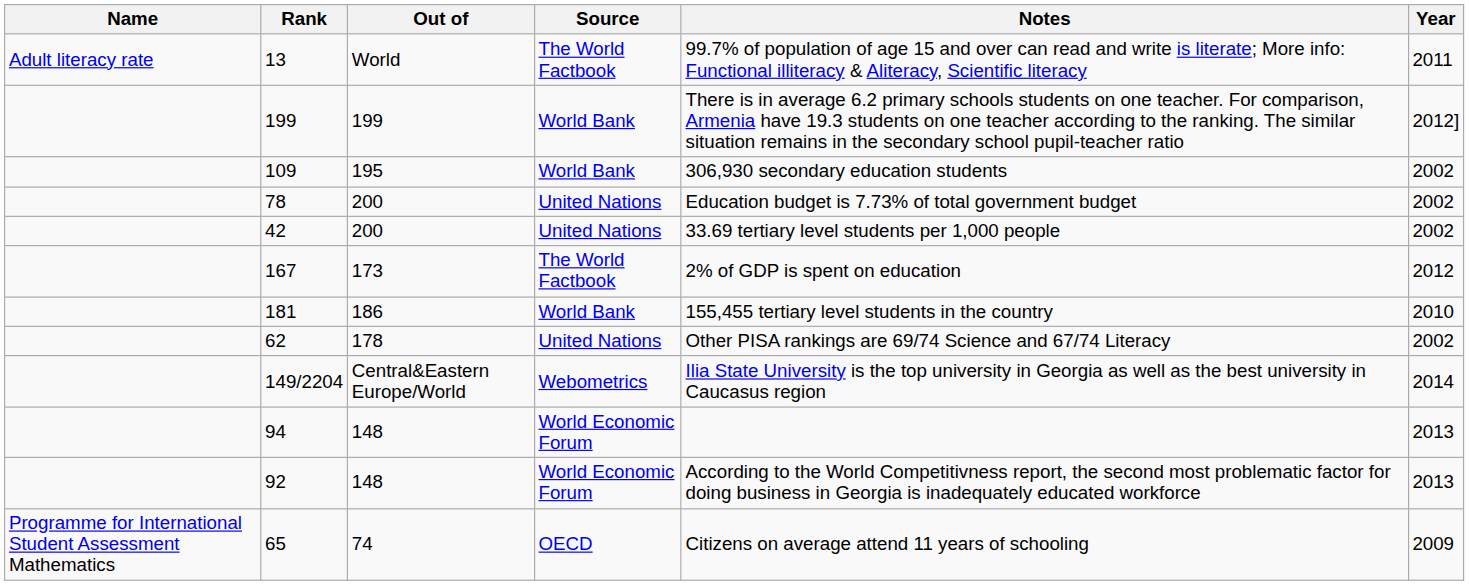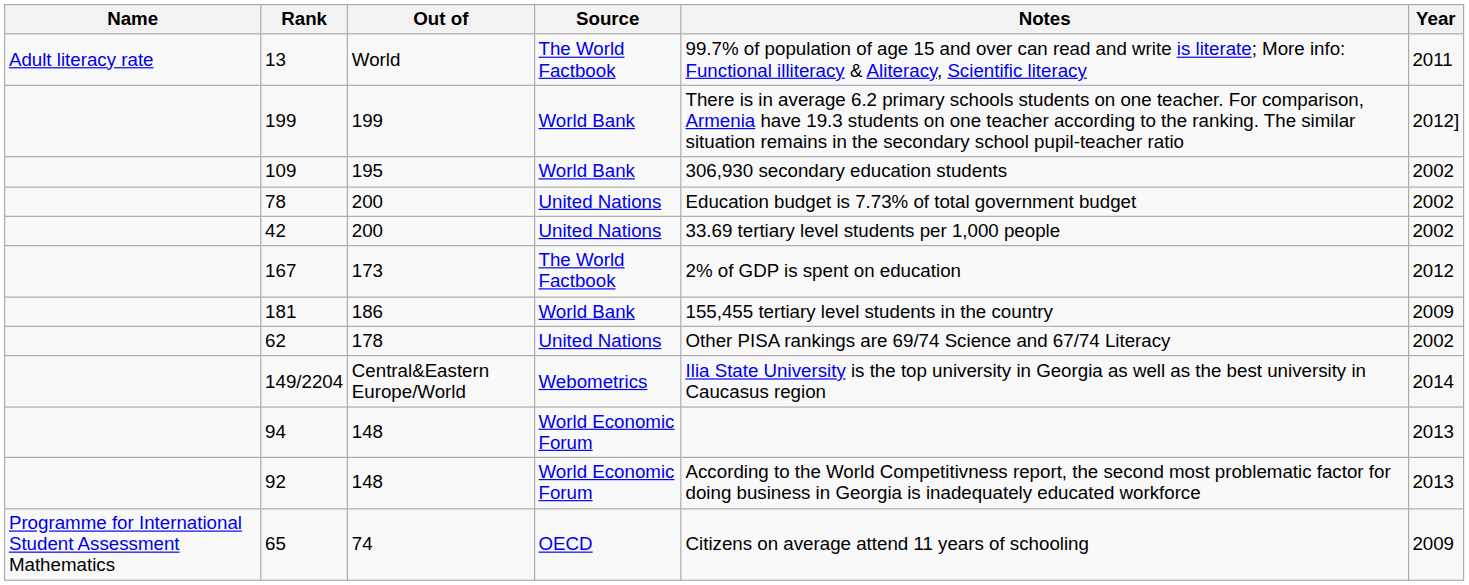(1433, 311) 2010 -> (1433, 311) 2009
